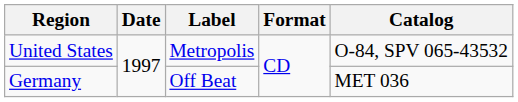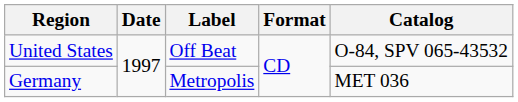(212, 50) Metropolis -> (203, 50) Off Beat
(203, 81) Off Beat -> (212, 81) Metropolis
